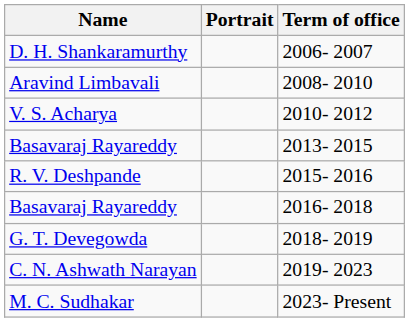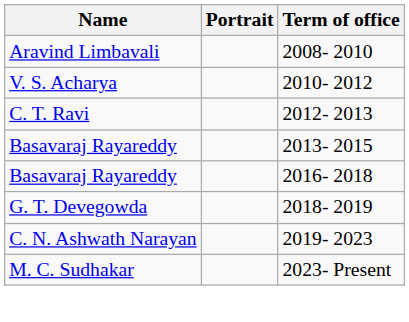- row: (98, 51)
+ row: (49, 113)
- row: (75, 176)
